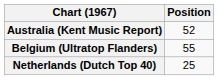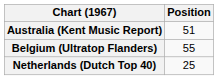(189, 30) 52 -> (189, 30) 51
